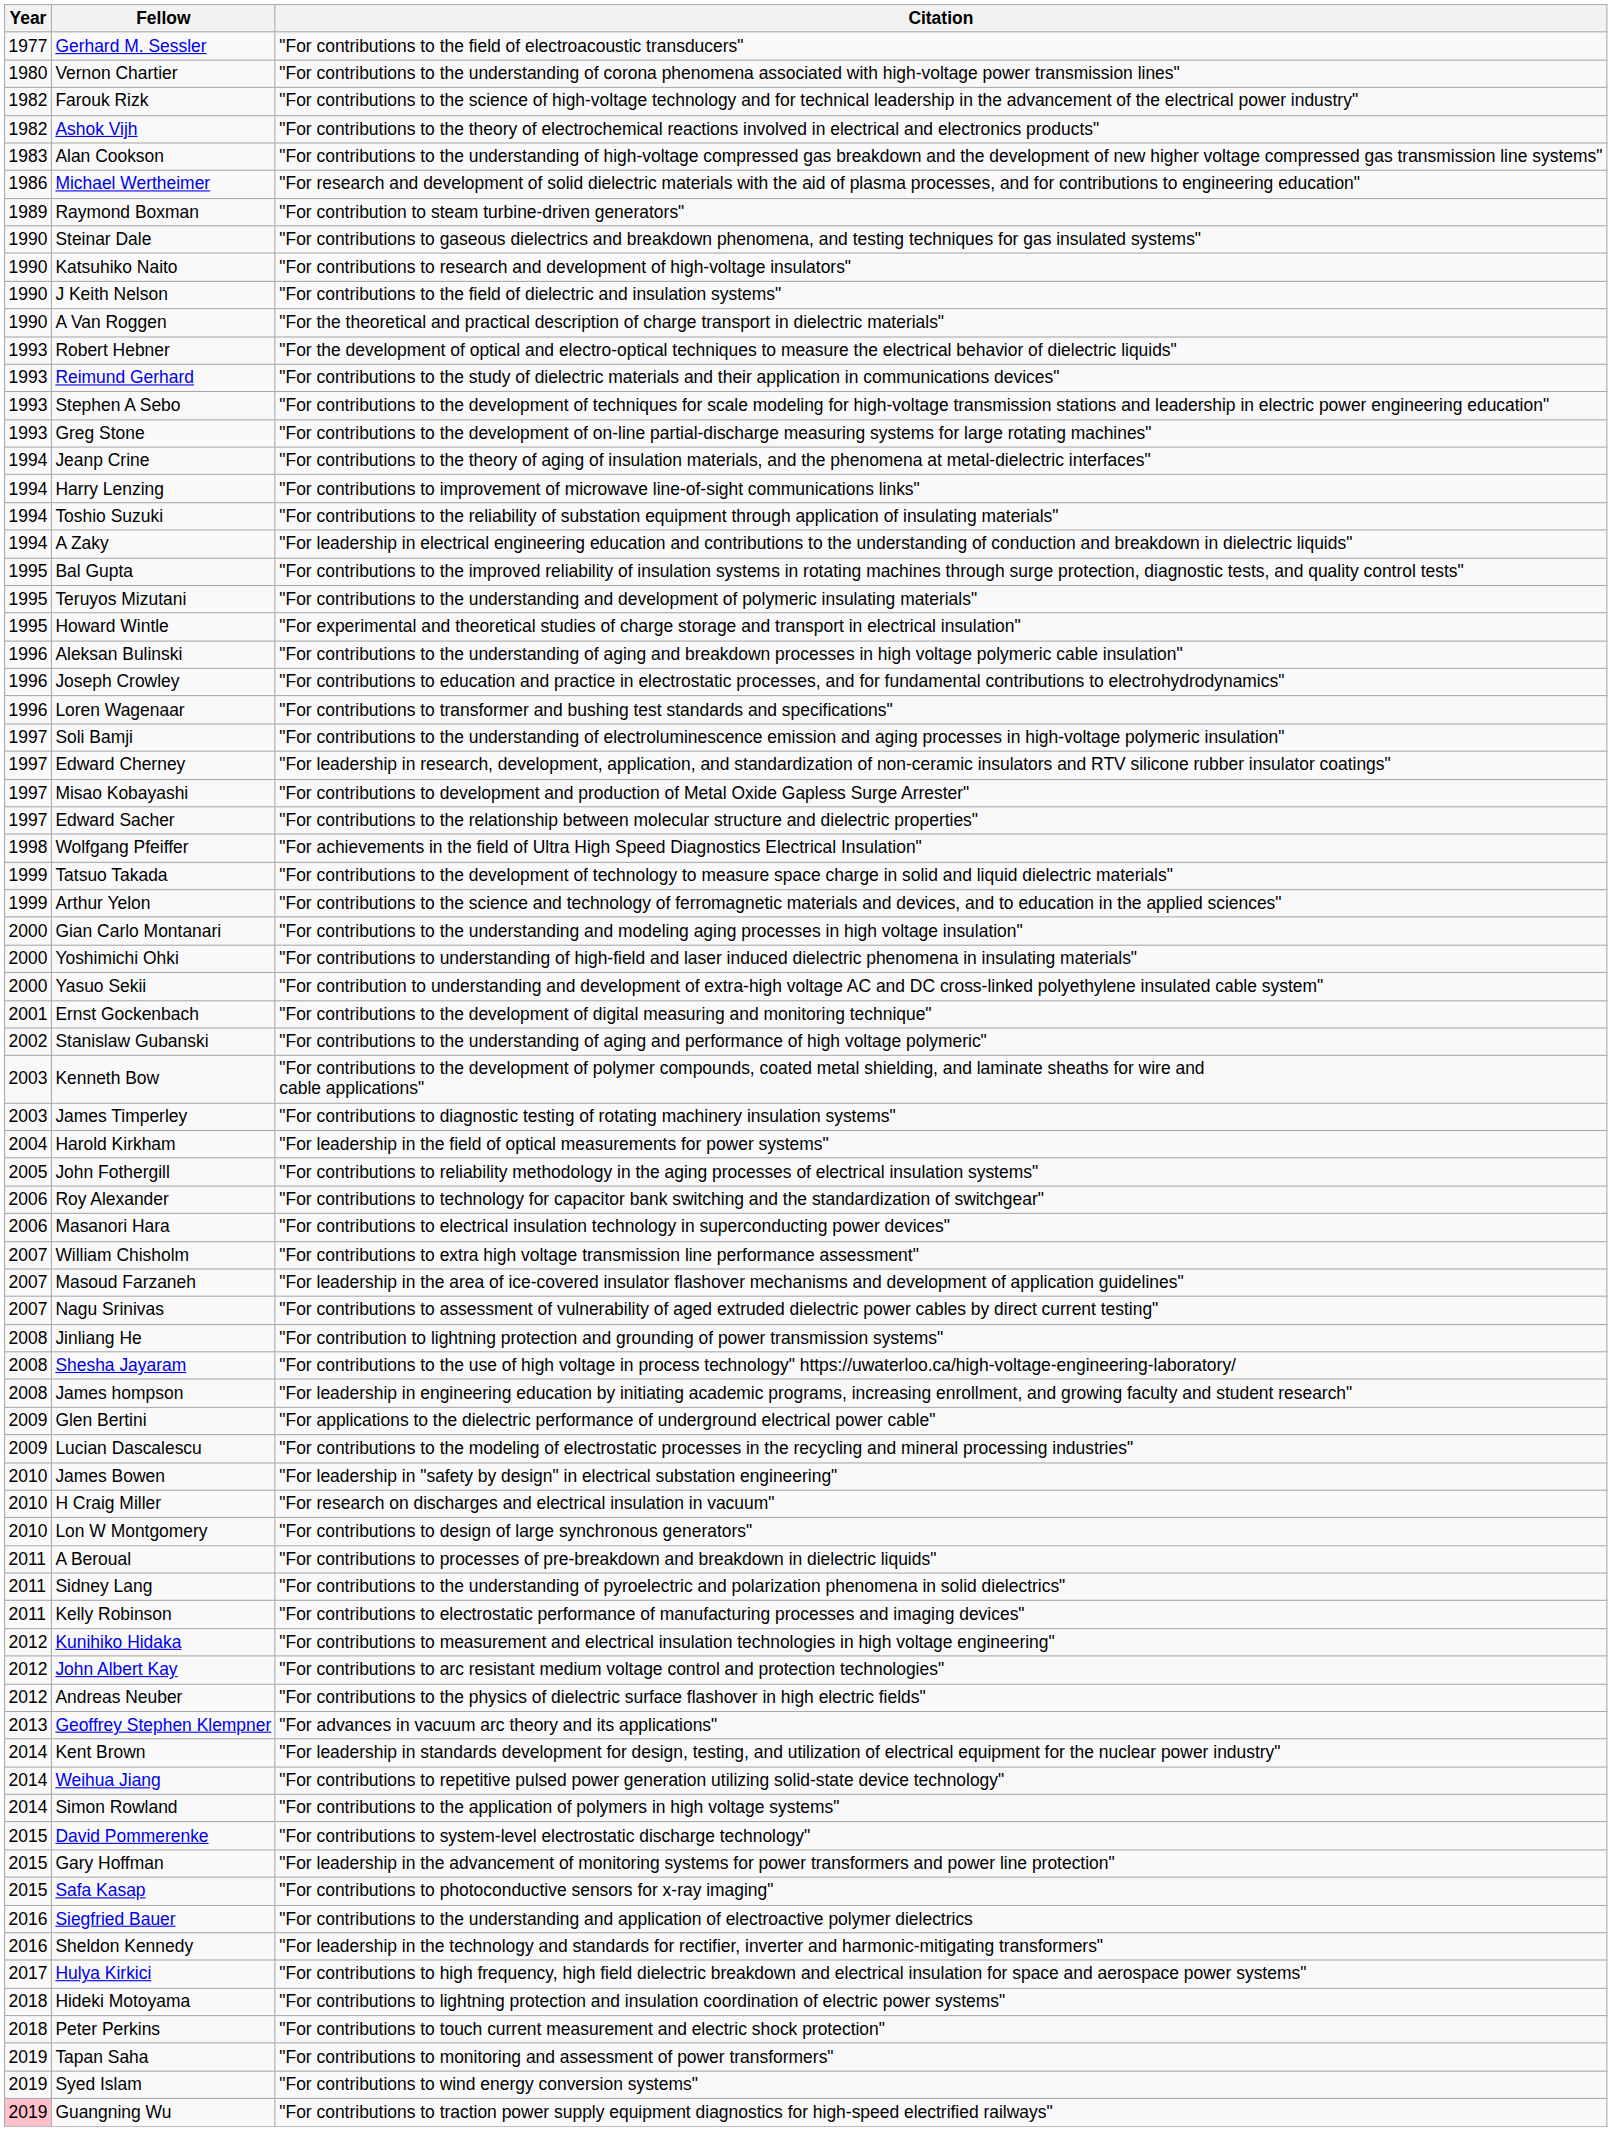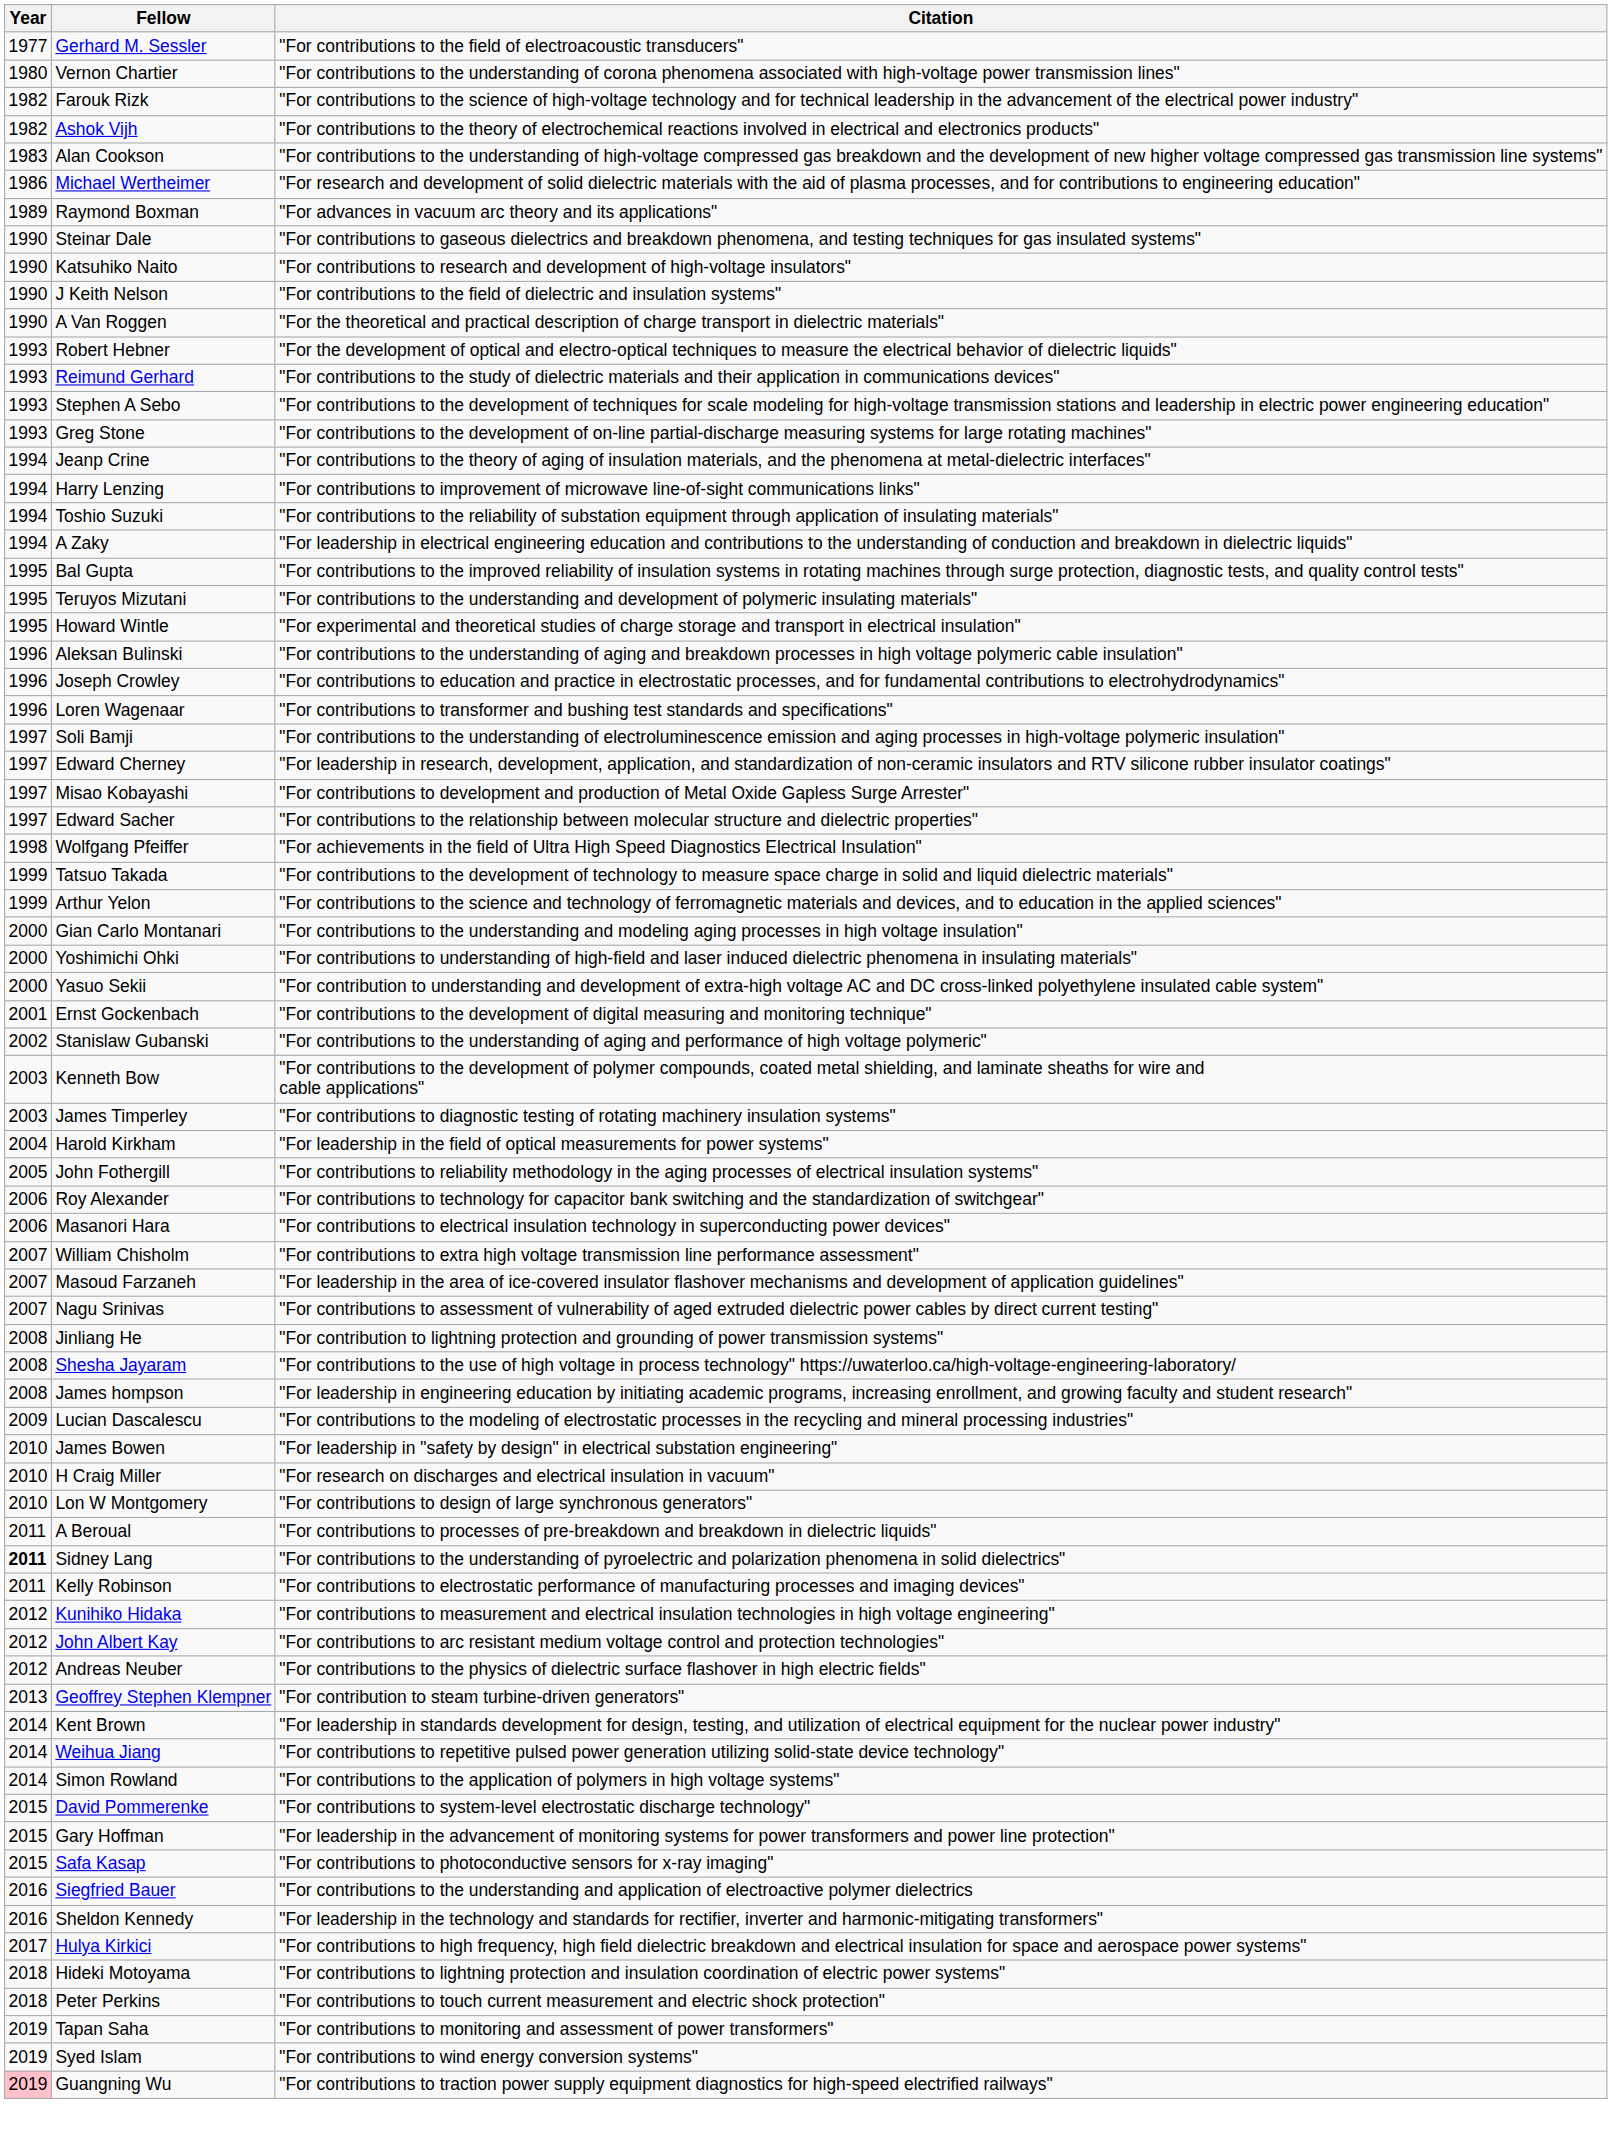(482, 211) "For contribution to steam turbine-driven generators" -> (498, 211) "For advances in vacuum arc theory and its applications"
- row: (101, 1420)
(27, 1586) normal -> (27, 1559) bold
(498, 1725) "For advances in vacuum arc theory and its applications" -> (482, 1697) "For contribution to steam turbine-driven generators"
